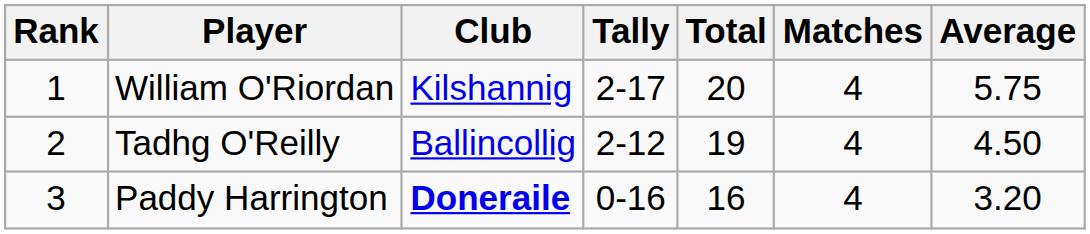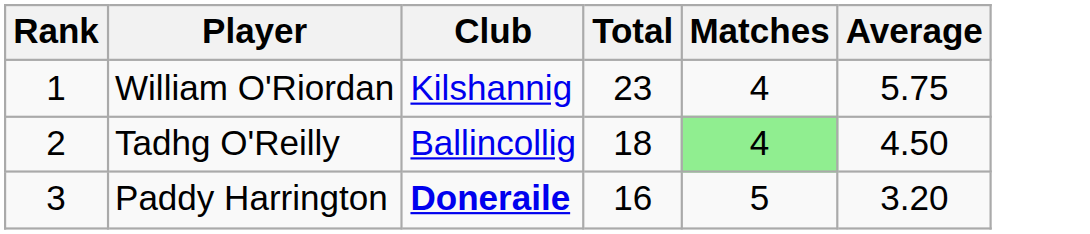- column: (631, 32)
(726, 87) 20 -> (633, 87) 23
(726, 143) 19 -> (633, 143) 18
(853, 143) no background -> (760, 143) lightgreen background
(853, 198) 4 -> (760, 198) 5
